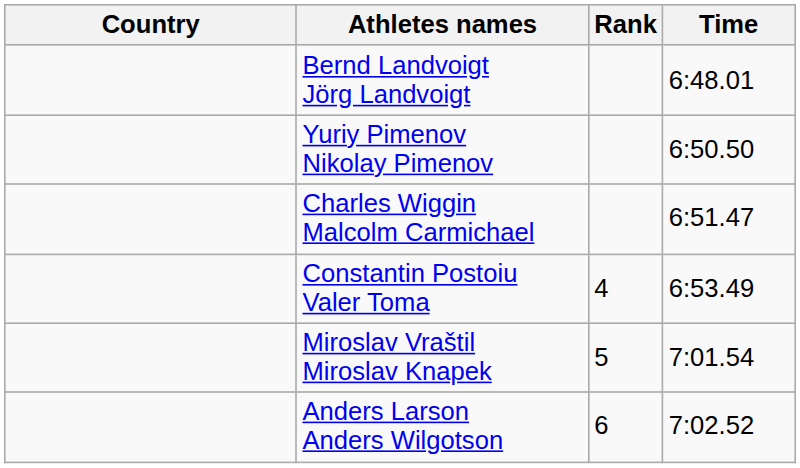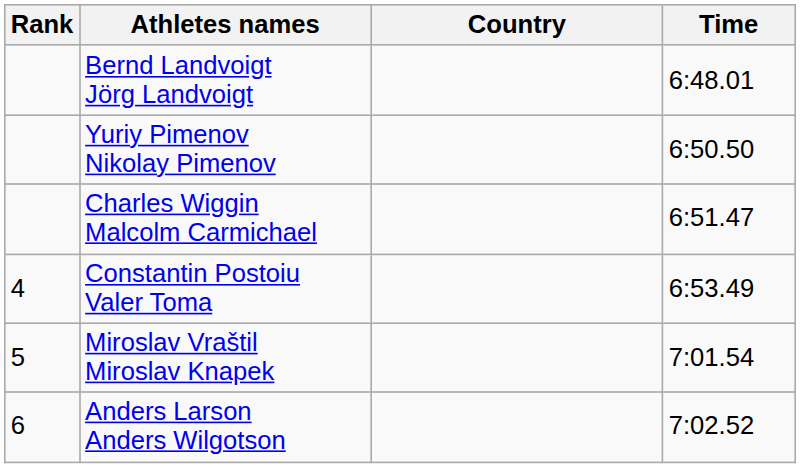columns swapped: (626, 24) <-> (151, 24)
